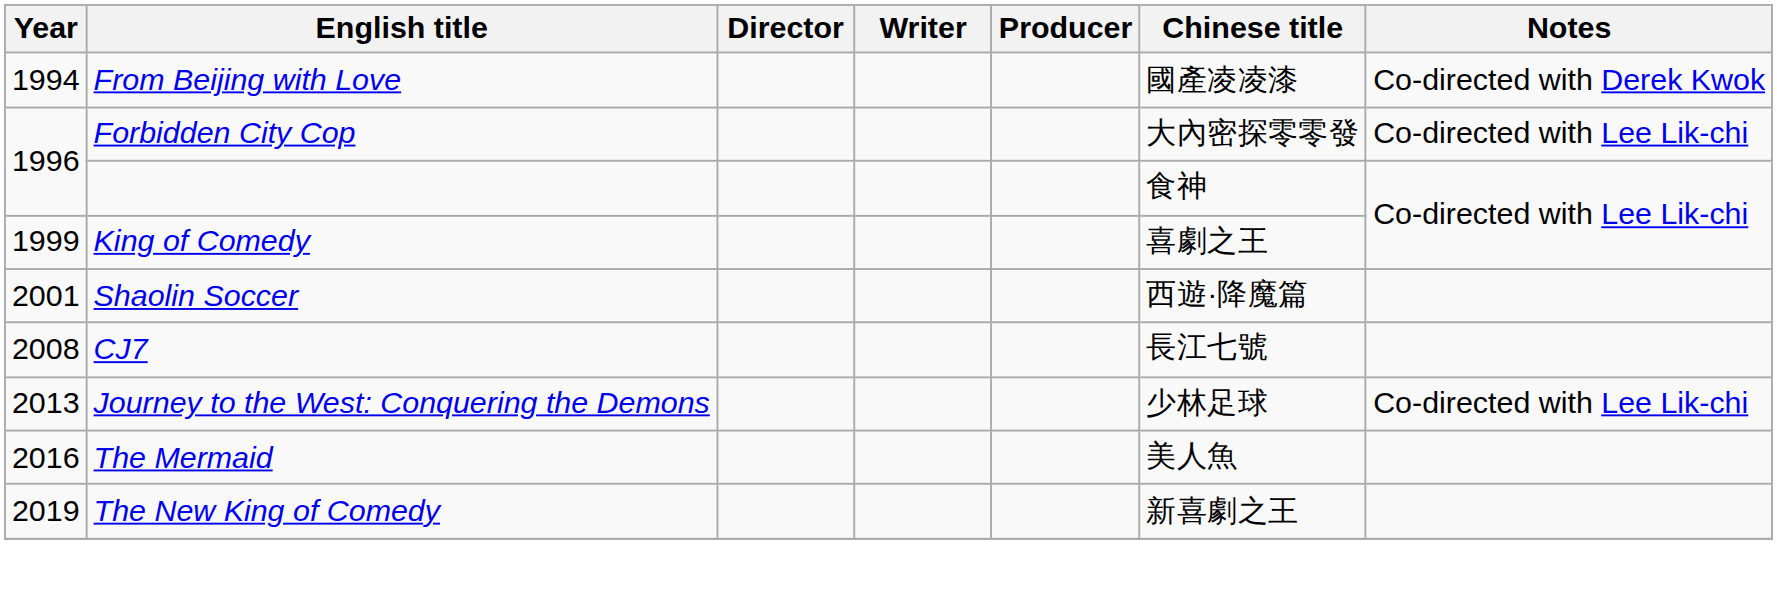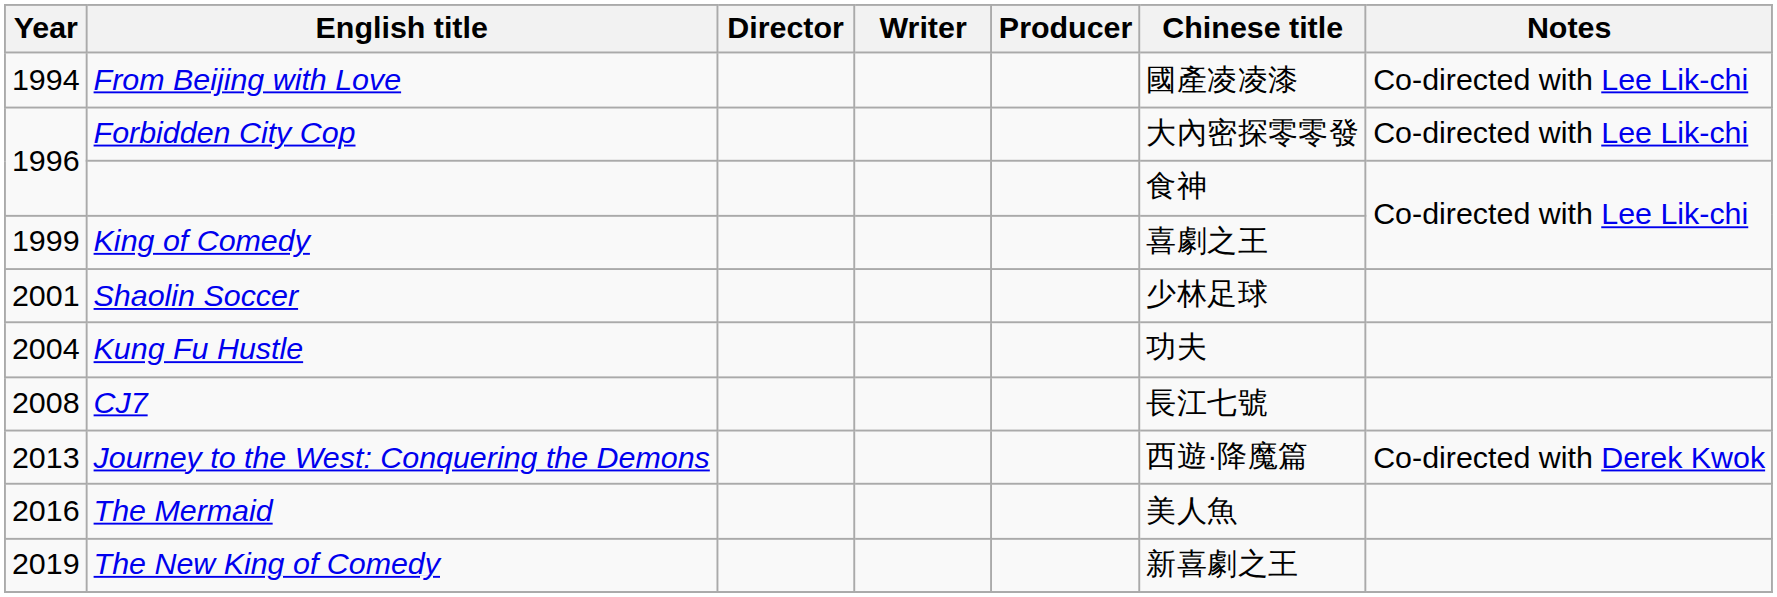(1569, 79) Co-directed with Derek Kwok -> (1561, 79) Co-directed with Lee Lik-chi
(1227, 294) 西遊·降魔篇 -> (1207, 294) 少林足球
+ row: (46, 349)
(1207, 402) 少林足球 -> (1227, 456) 西遊·降魔篇
(1561, 403) Co-directed with Lee Lik-chi -> (1569, 457) Co-directed with Derek Kwok
